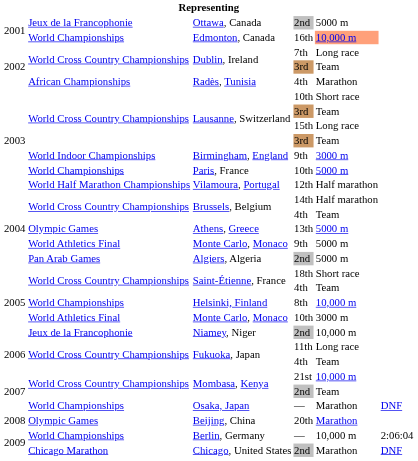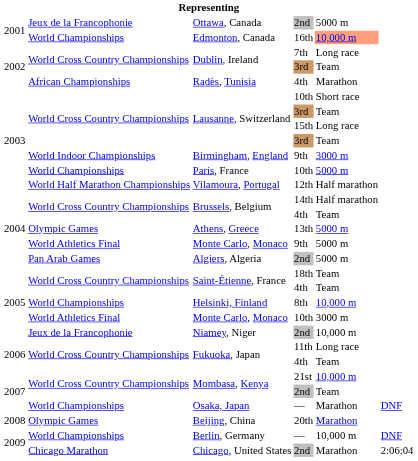(338, 273) Short race -> (328, 273) Team
(397, 435) 2:06:04 -> (391, 435) DNF
(391, 450) DNF -> (397, 450) 2:06:04
